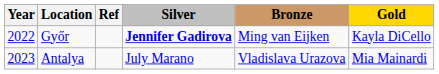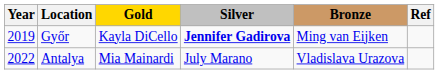columns swapped: (391, 15) <-> (109, 15)
(21, 36) 2022 -> (21, 36) 2019
(21, 58) 2023 -> (21, 58) 2022
